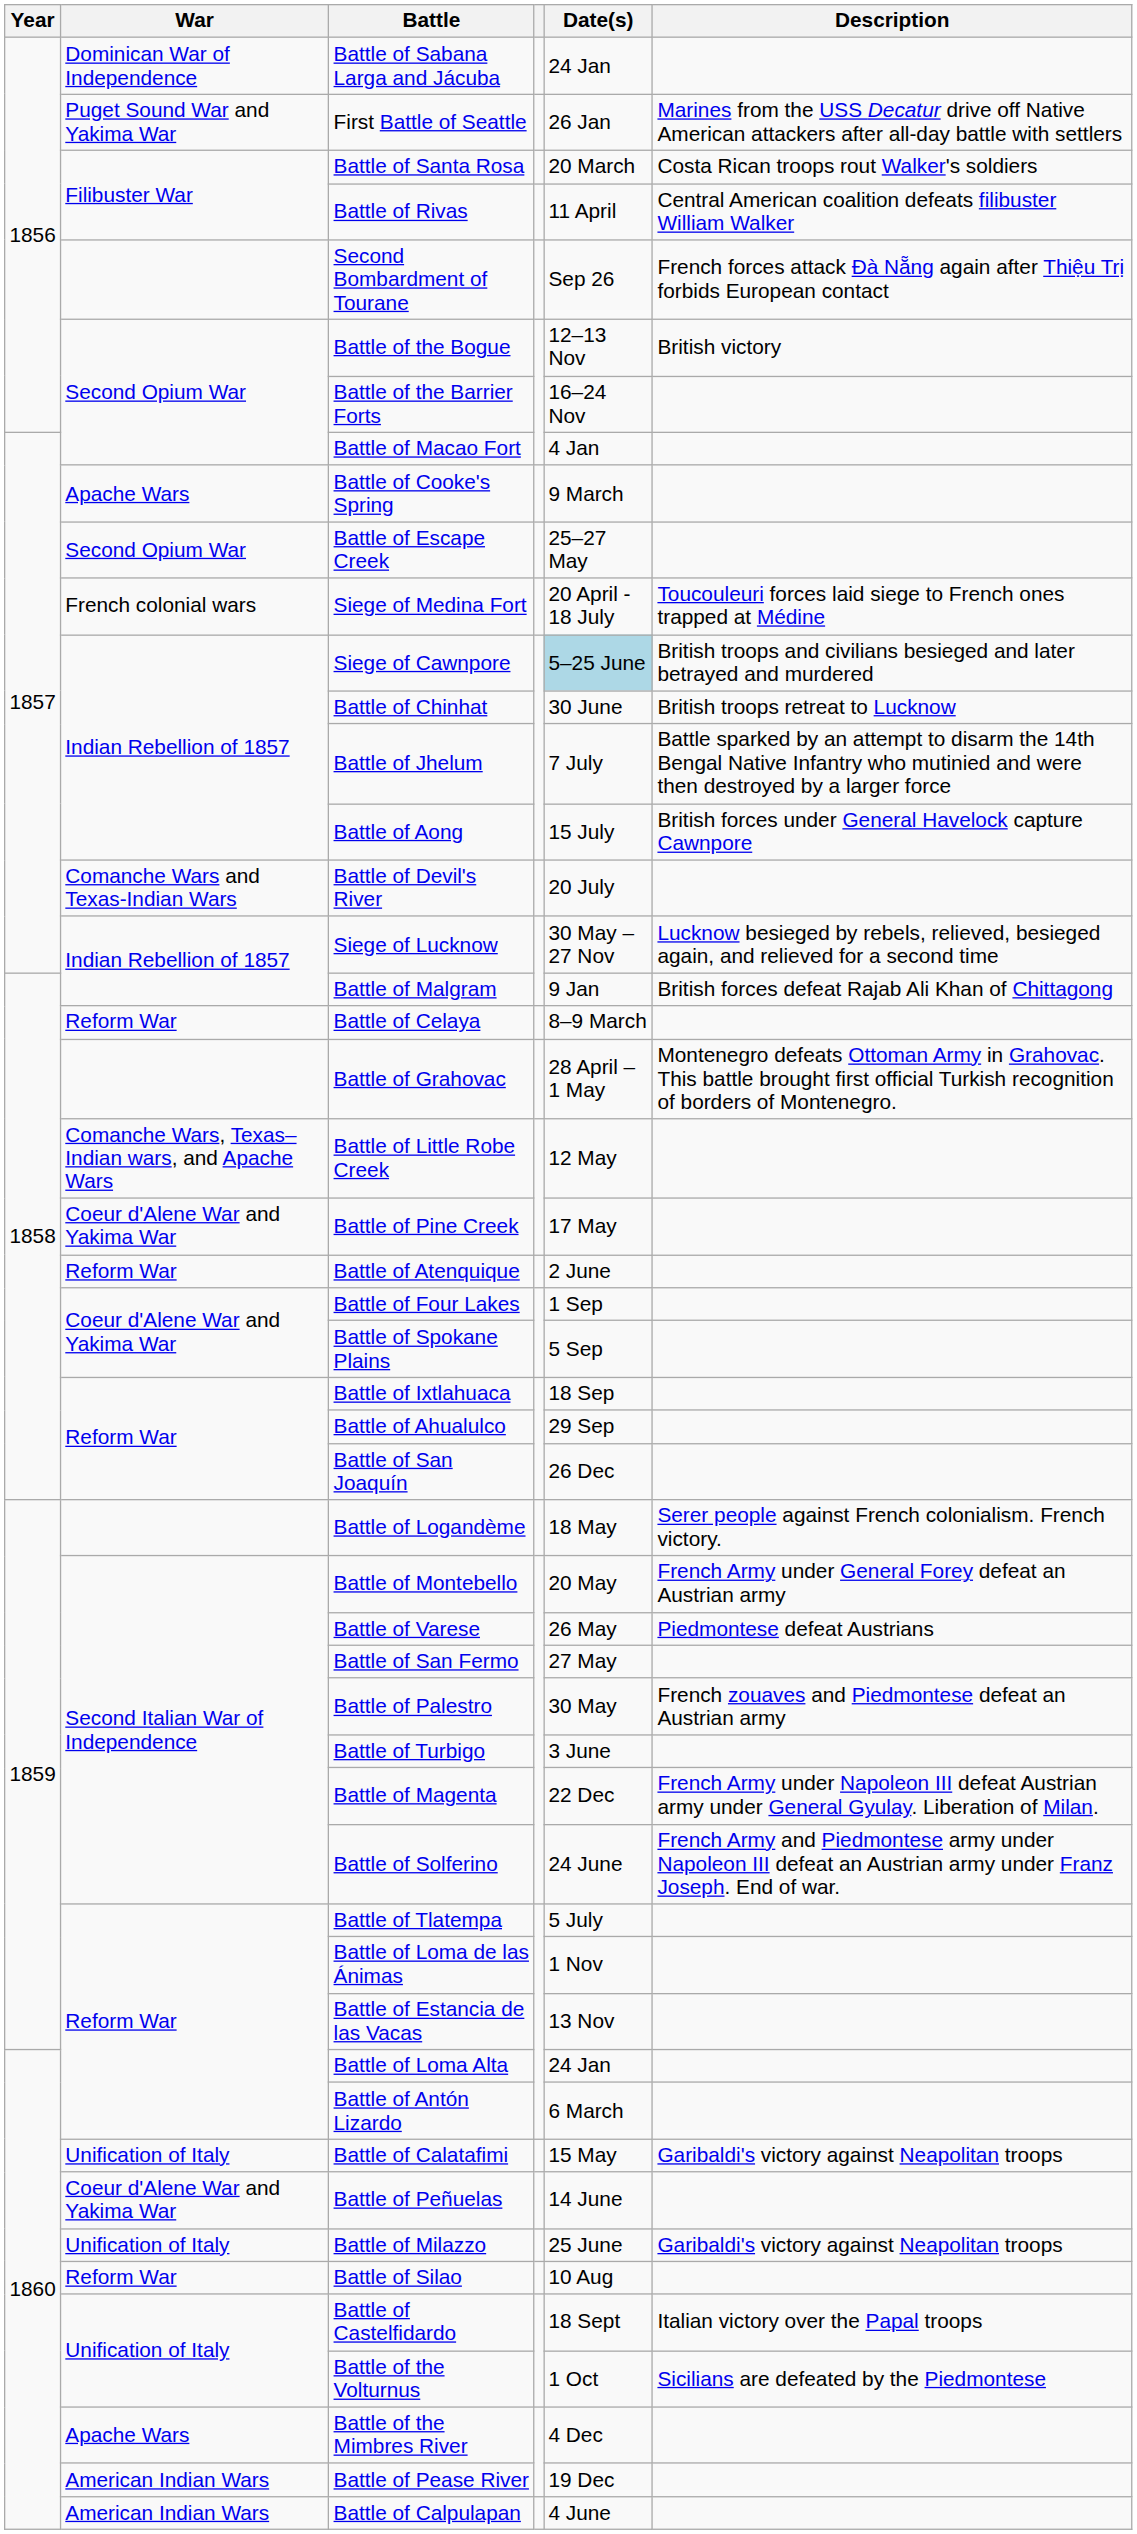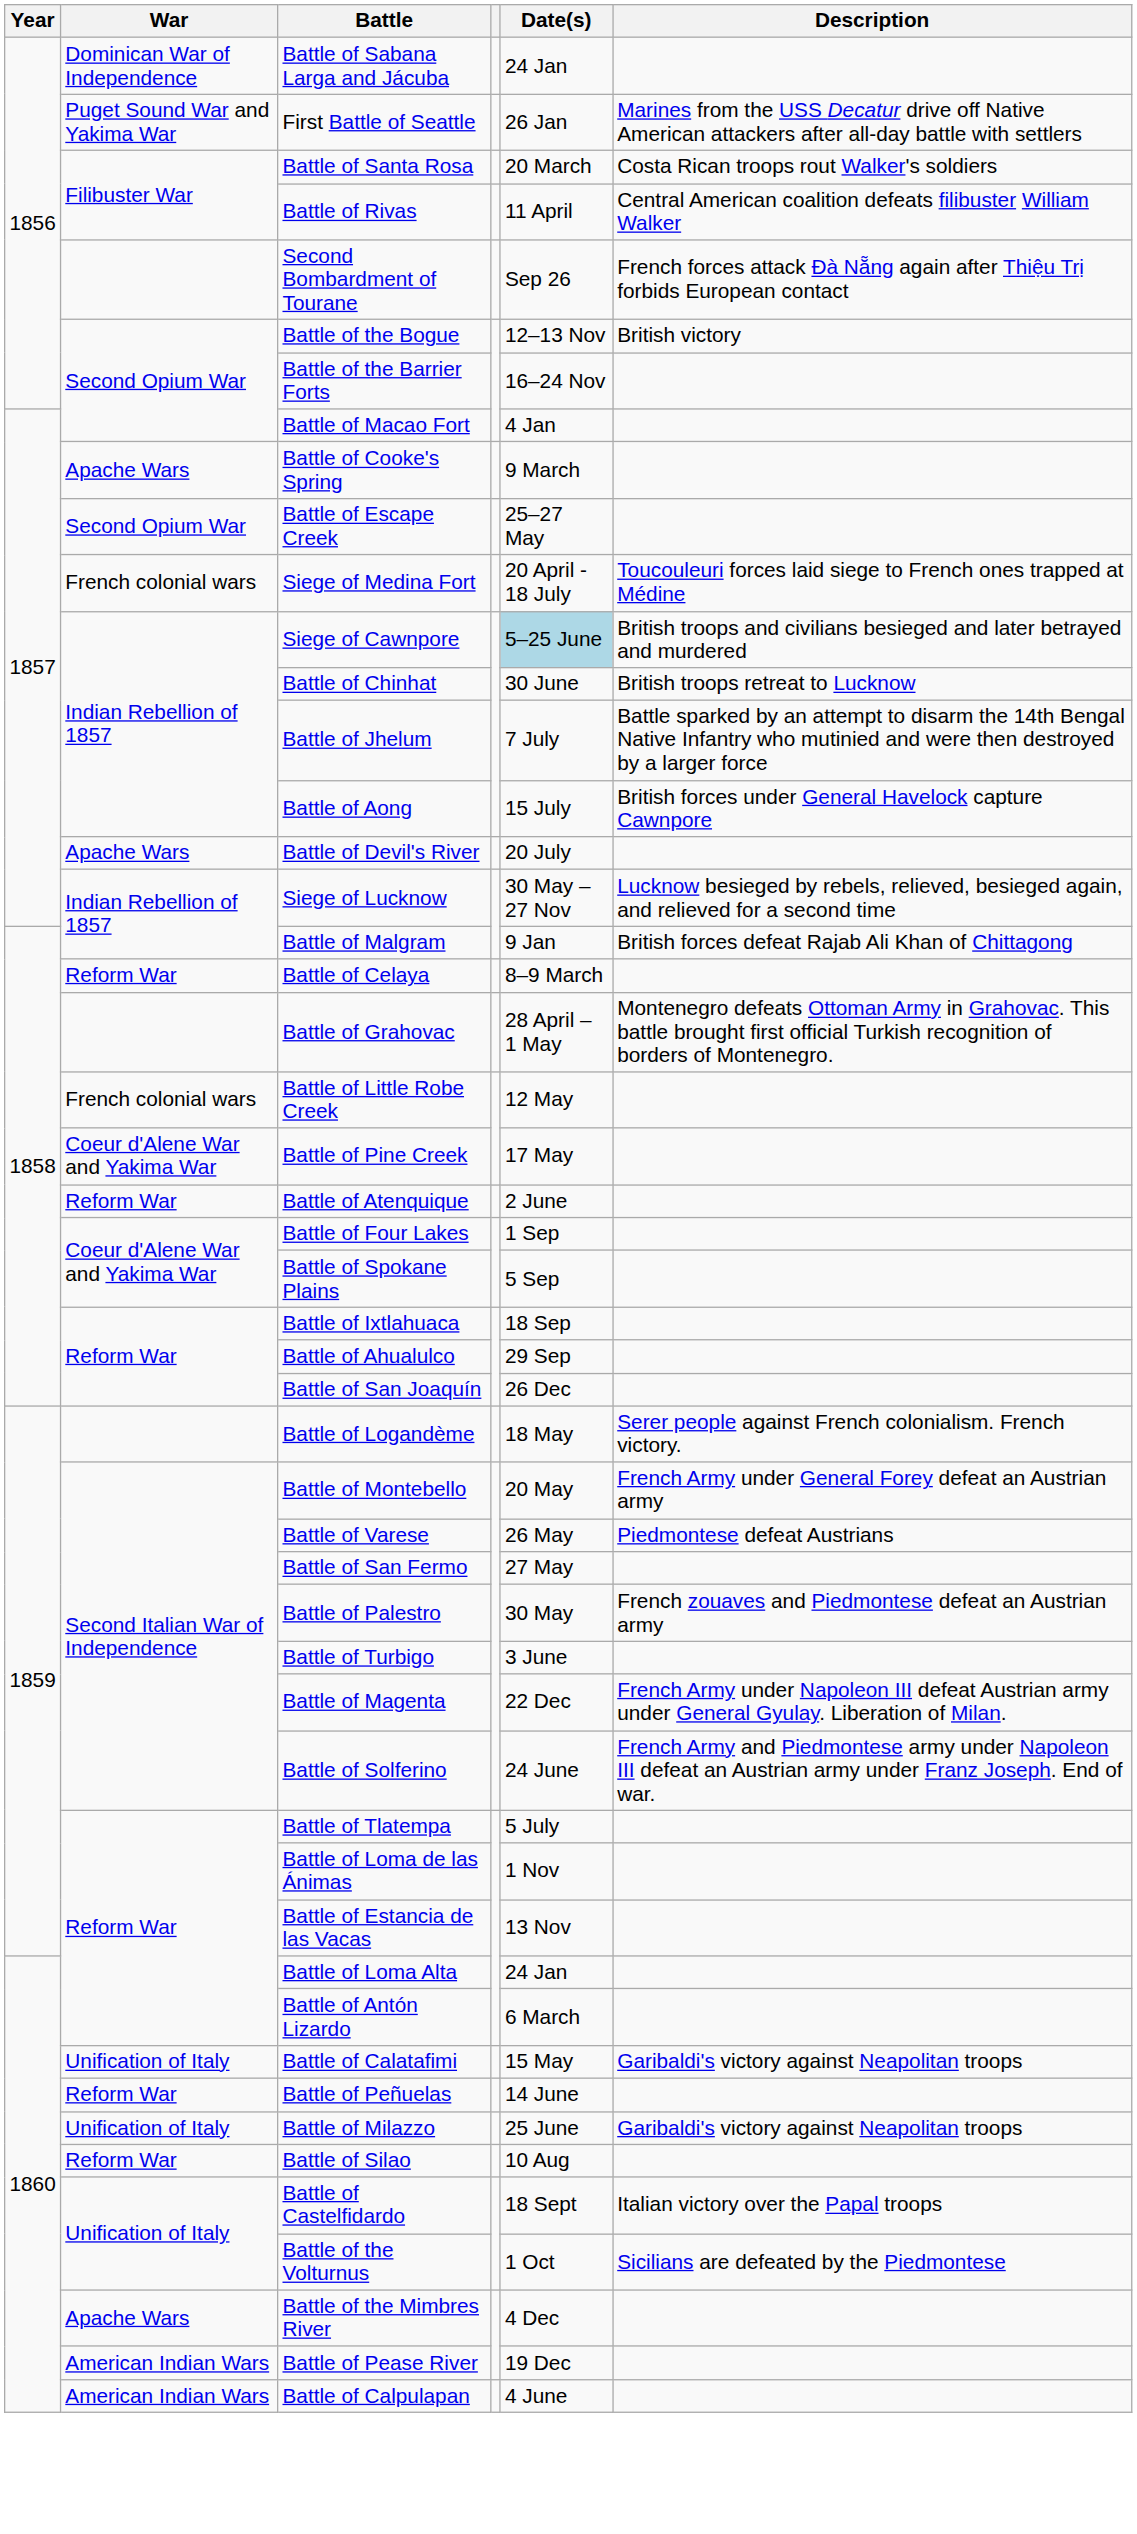(163, 888) Comanche Wars and Texas-Indian Wars -> (127, 852) Apache Wars
(181, 1158) Comanche Wars, Texas–Indian wars, and Apache Wars -> (161, 1099) French colonial wars
(173, 2199) Coeur d'Alene War and Yakima War -> (121, 2094) Reform War
